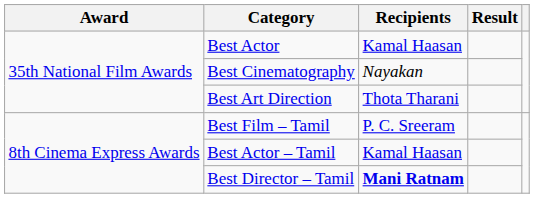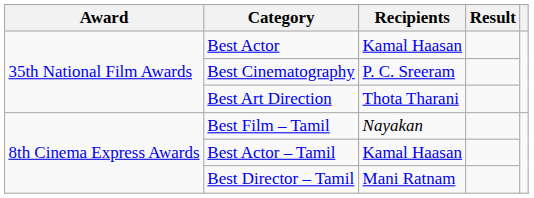(393, 71) Nayakan -> (409, 71) P. C. Sreeram
(409, 125) P. C. Sreeram -> (393, 125) Nayakan
(413, 179) bold -> (409, 179) normal
